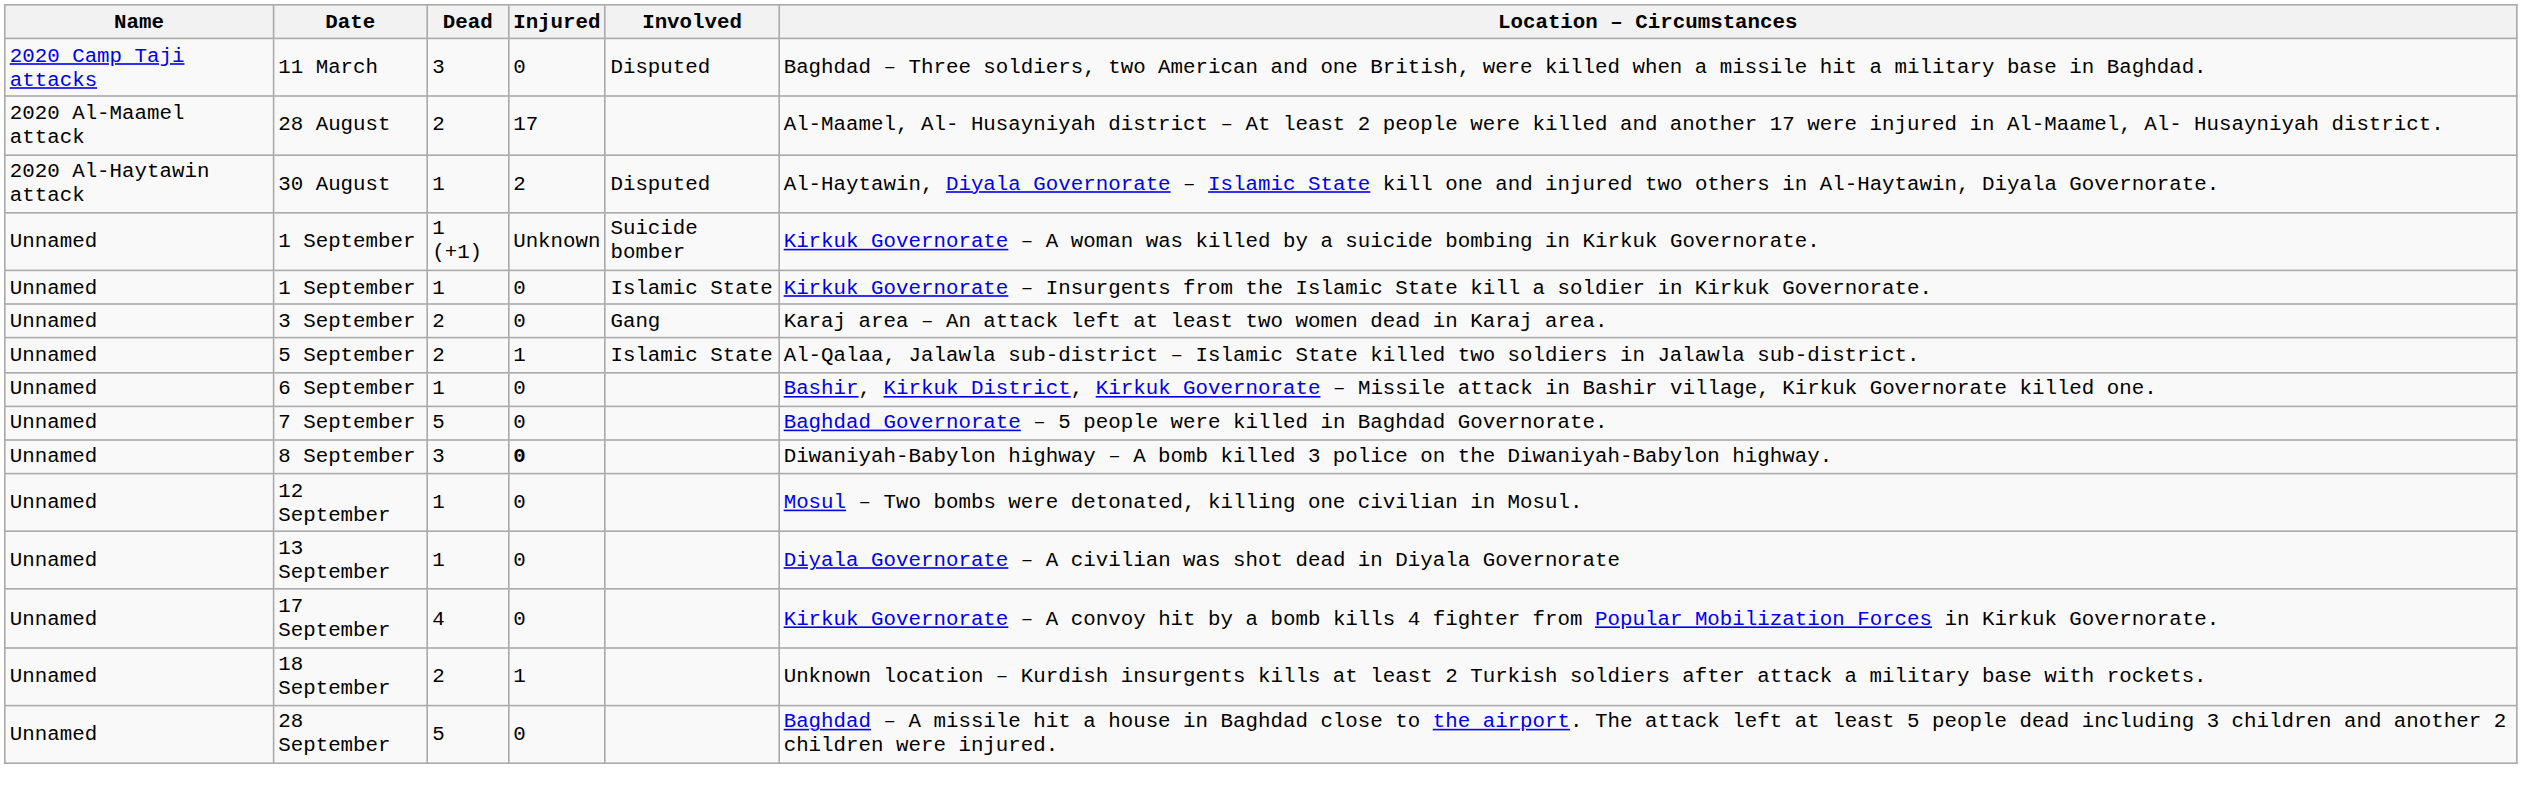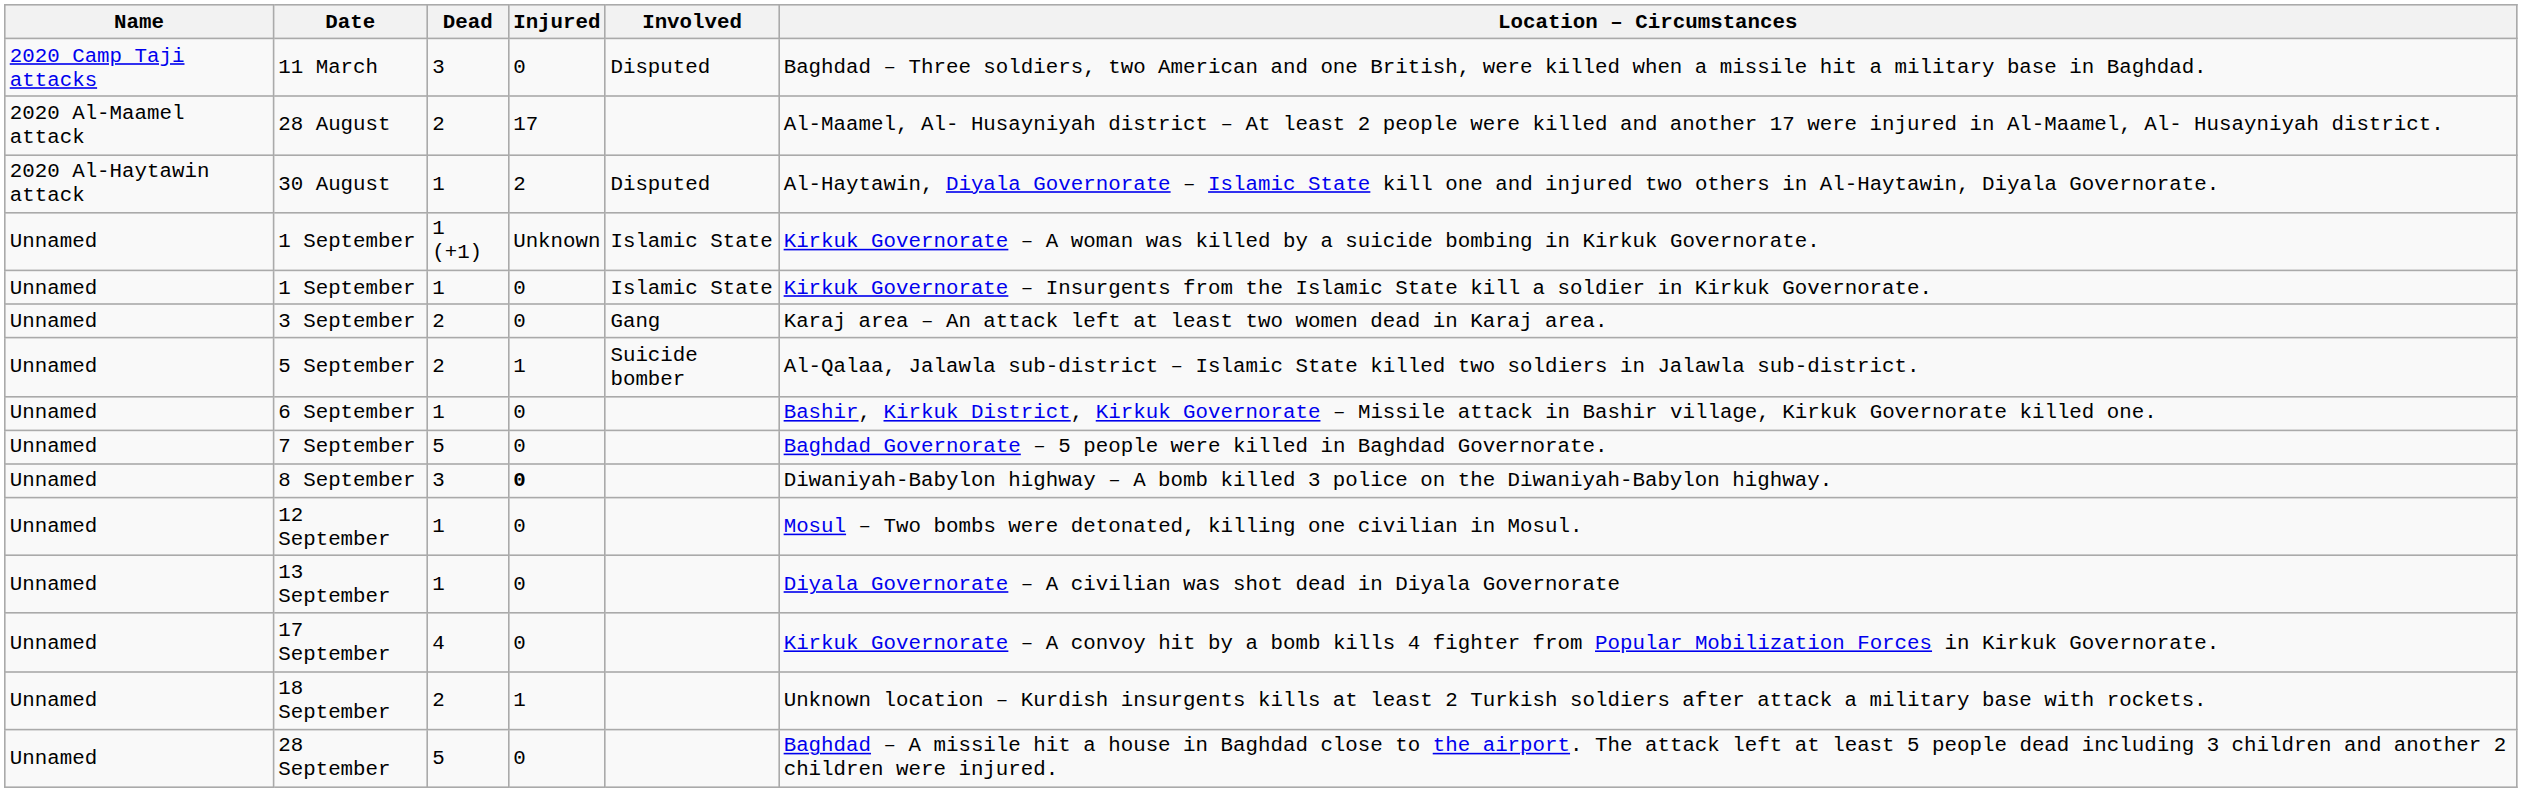(654, 241) Suicide bomber -> (692, 241) Islamic State
(692, 355) Islamic State -> (654, 367) Suicide bomber
